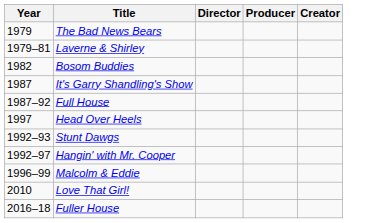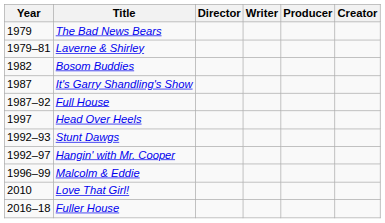+ column: (262, 13)
